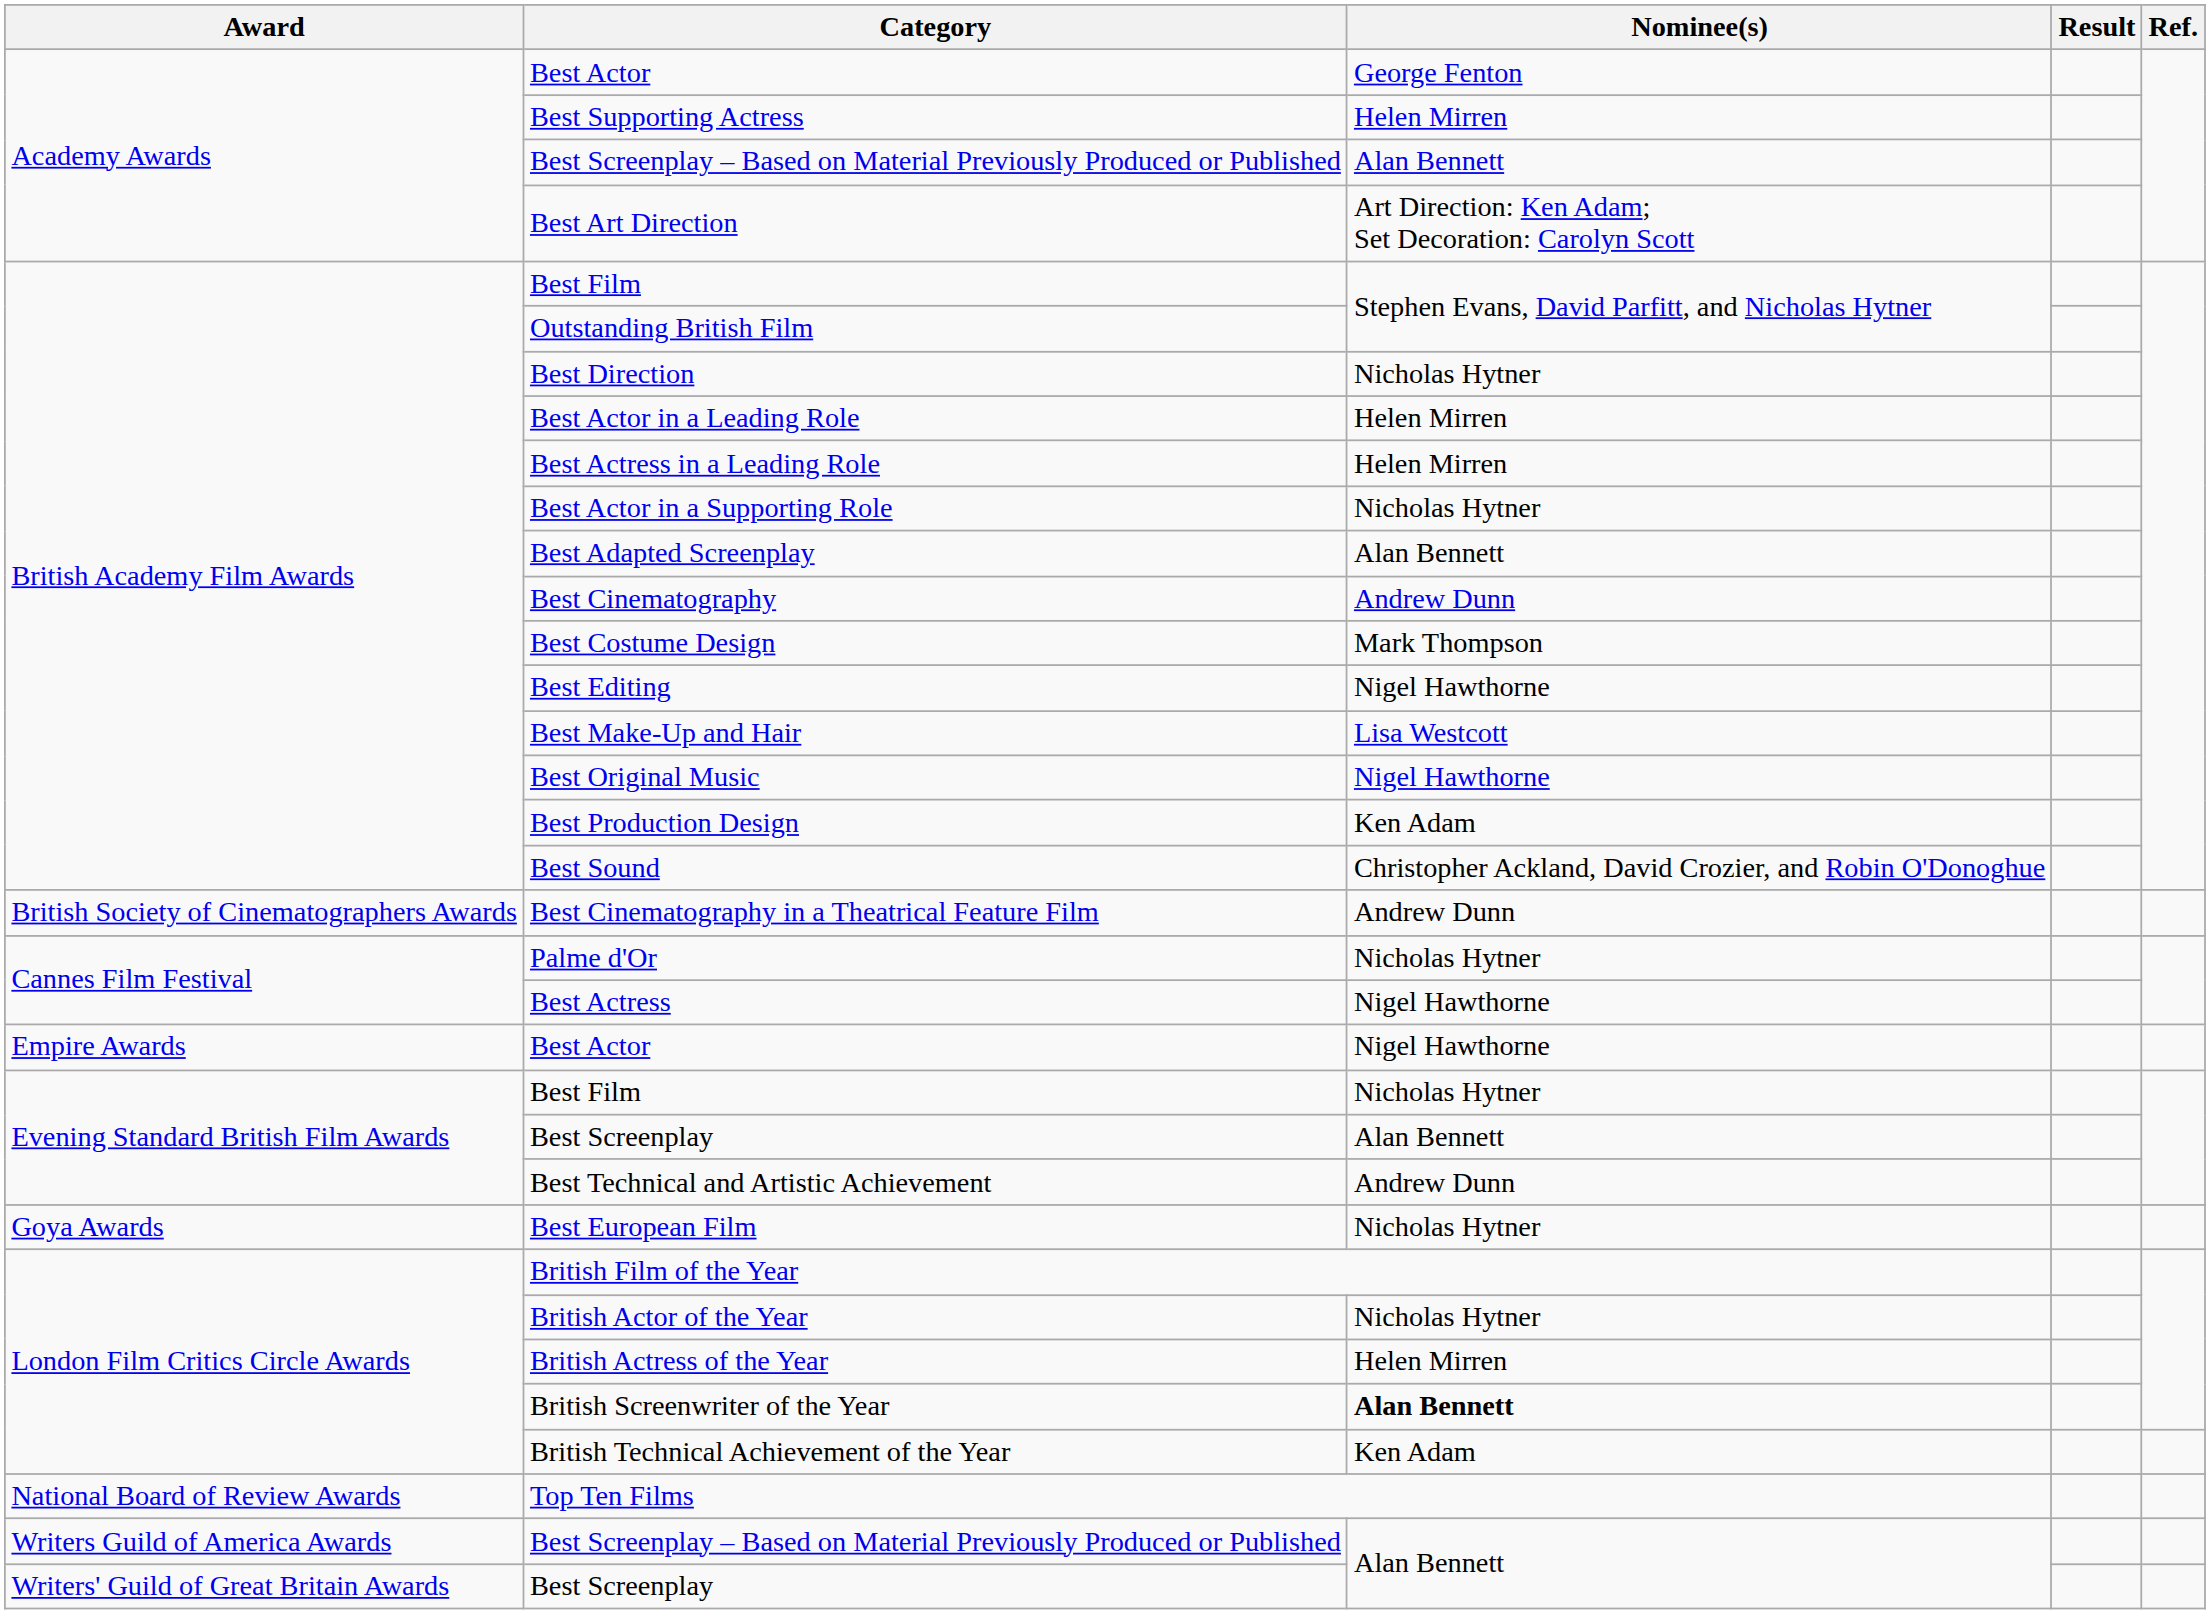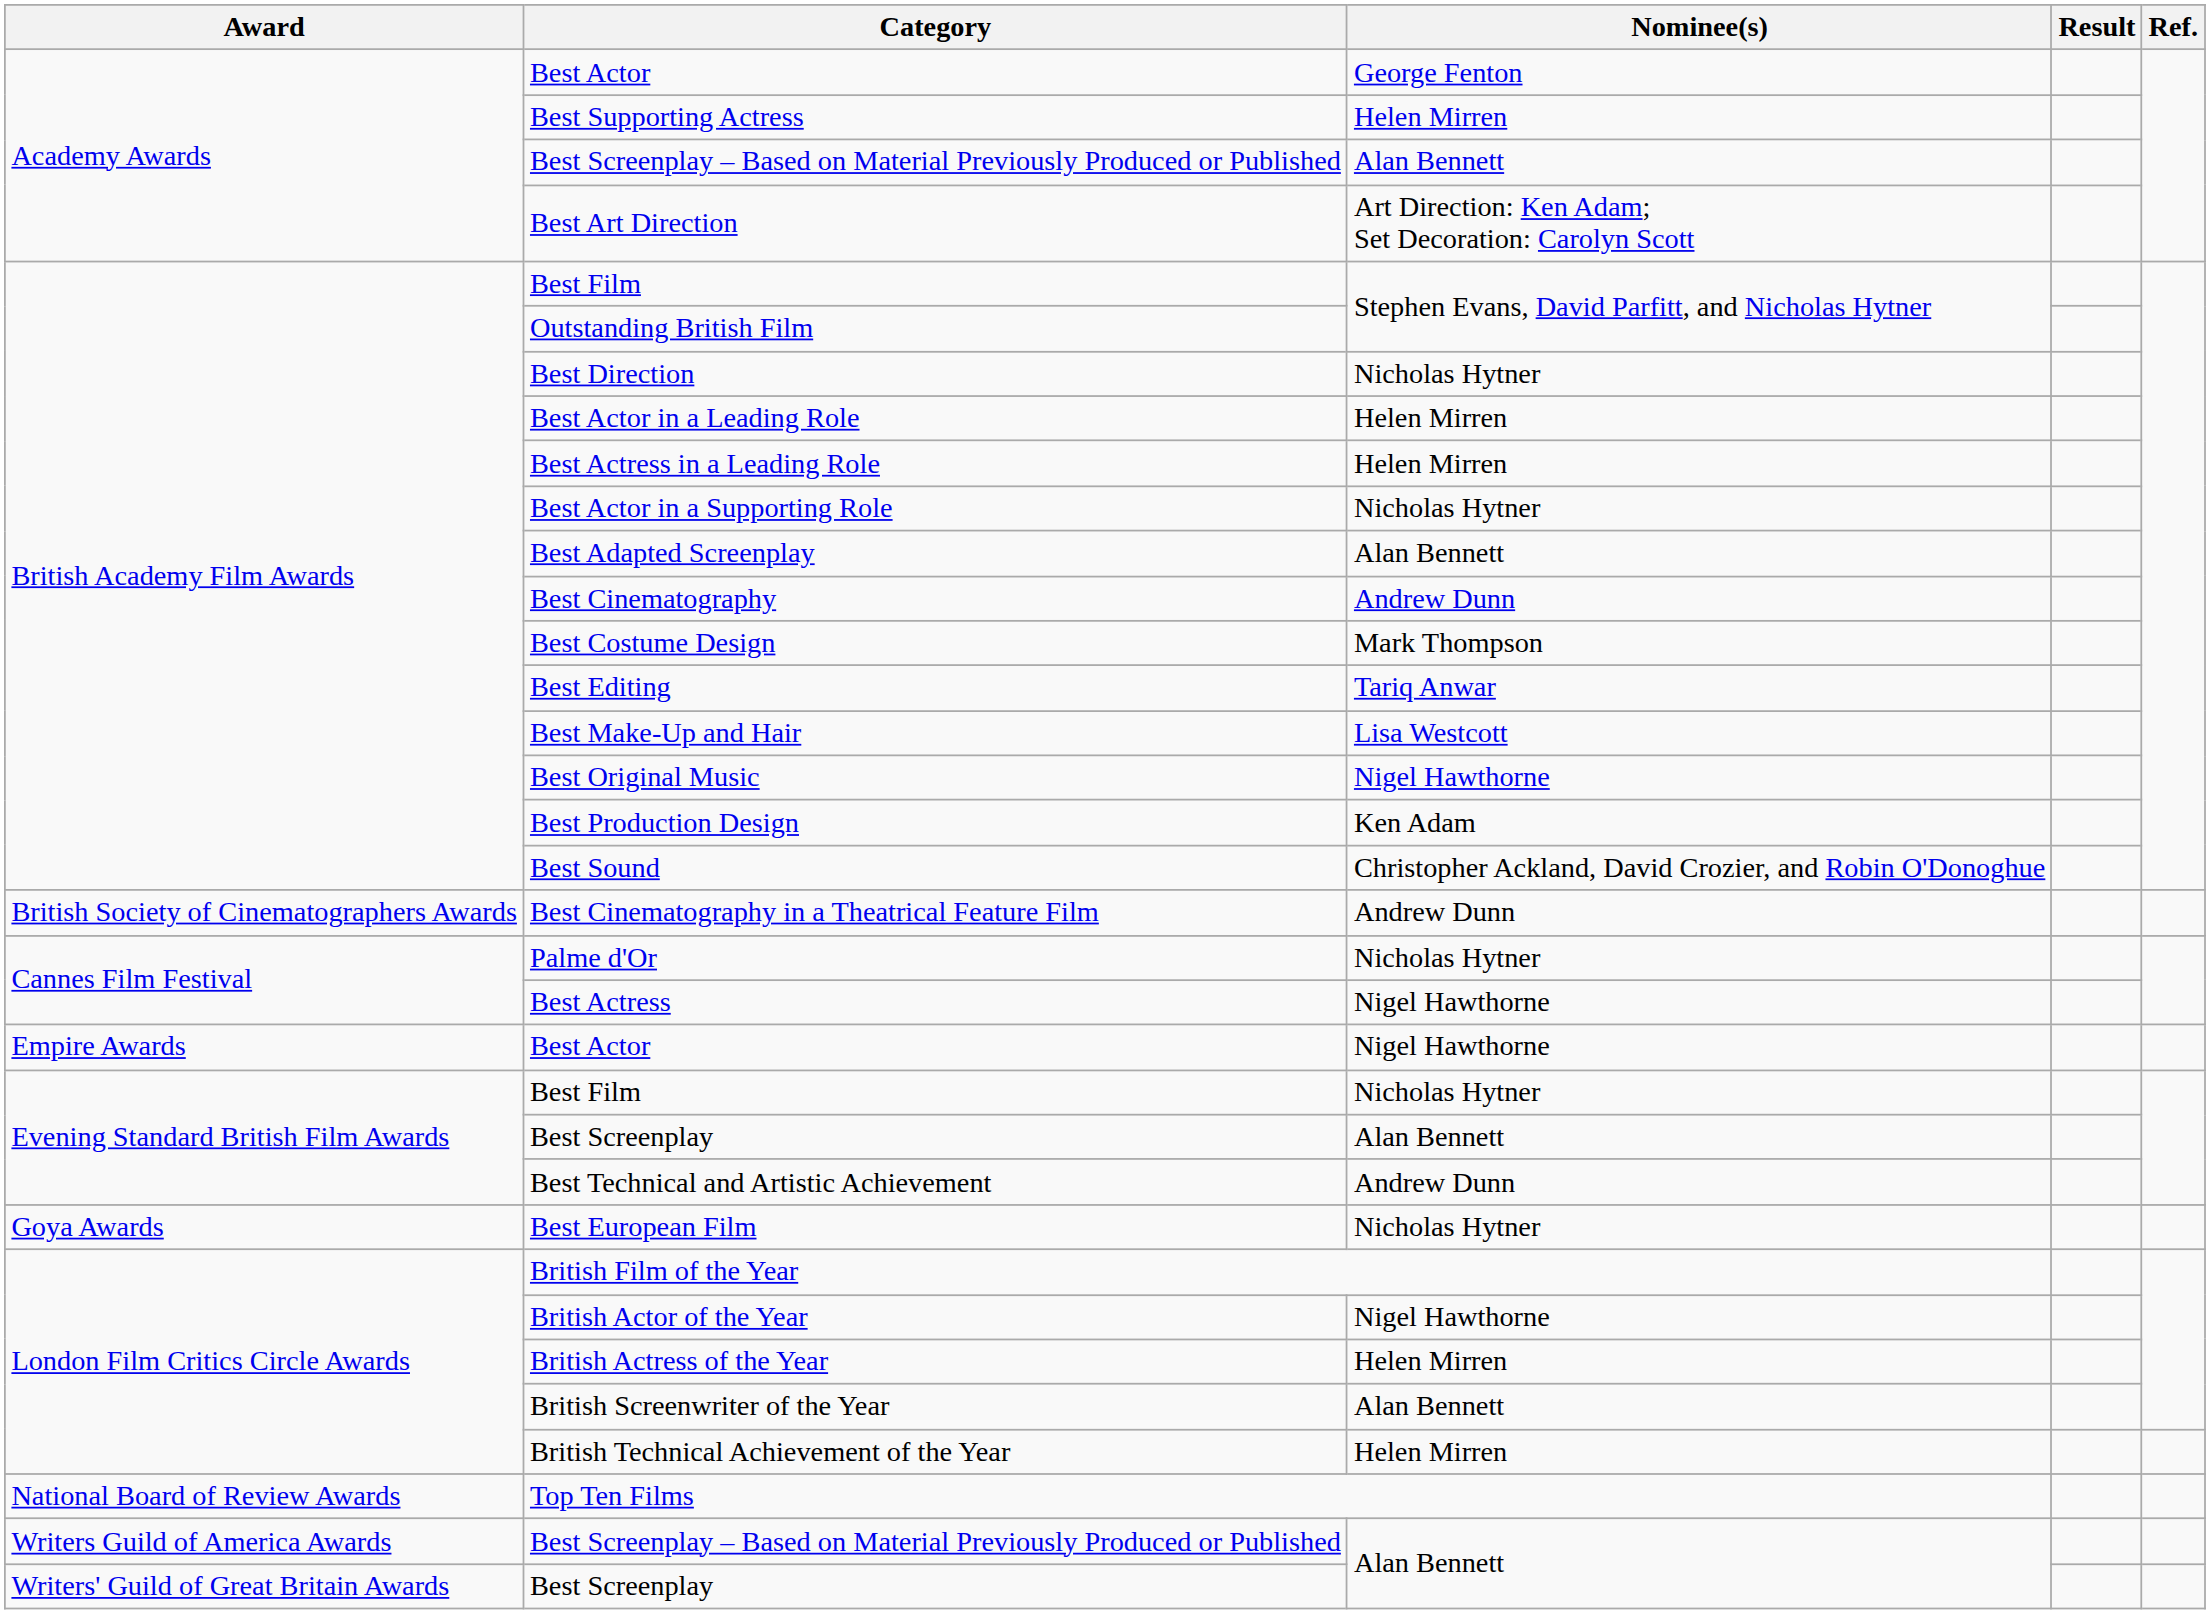(1452, 687) Nigel Hawthorne -> (1425, 687) Tariq Anwar
(1447, 1316) Nicholas Hytner -> (1452, 1316) Nigel Hawthorne
(1434, 1406) bold -> (1429, 1406) normal
(1415, 1451) Ken Adam -> (1431, 1451) Helen Mirren
